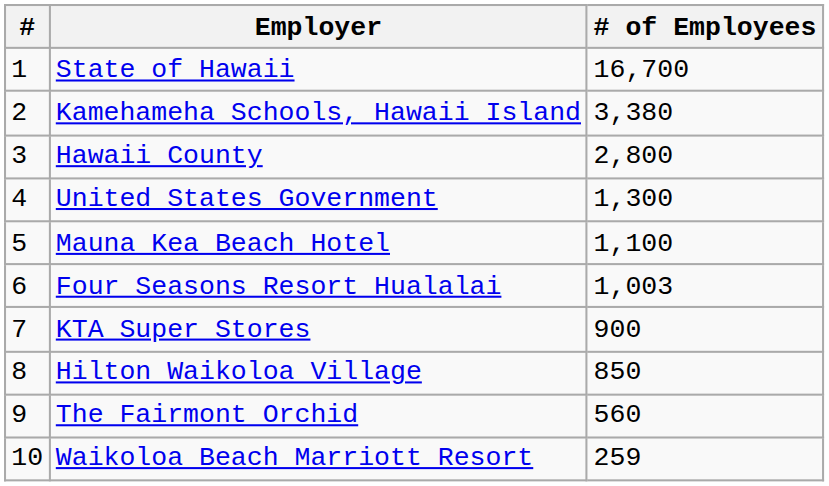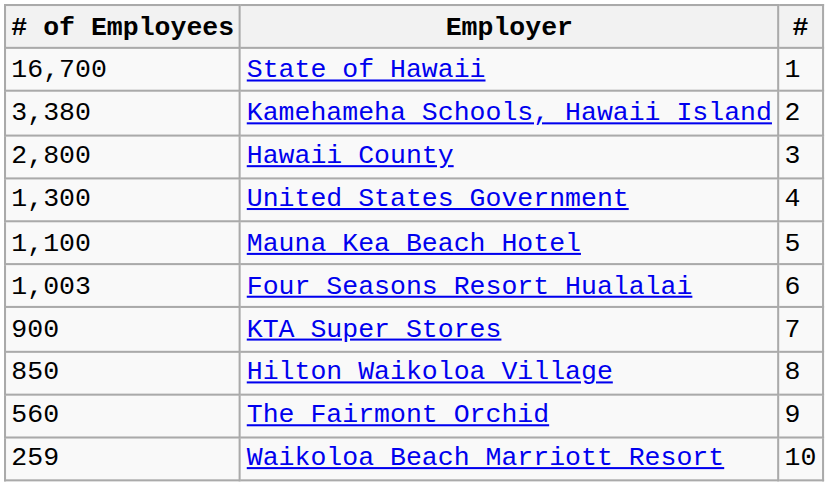columns swapped: (27, 27) <-> (705, 27)
